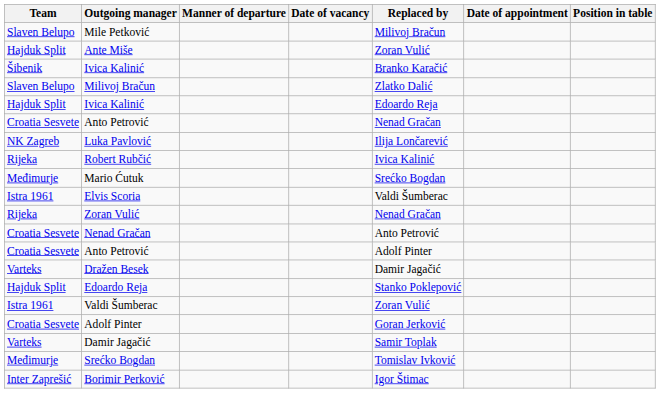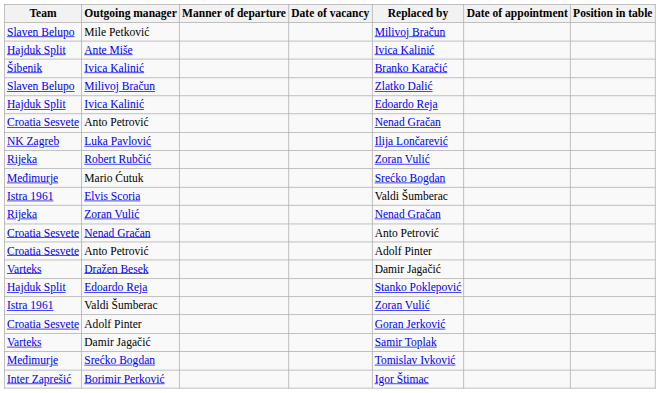(402, 50) Zoran Vulić -> (405, 50) Ivica Kalinić
(405, 159) Ivica Kalinić -> (402, 159) Zoran Vulić
